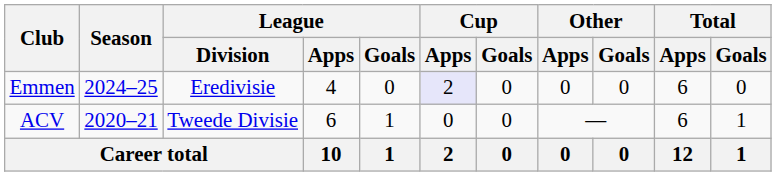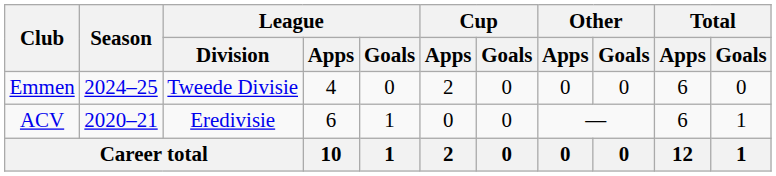(233, 87) Eredivisie -> (233, 87) Tweede Divisie
(448, 87) lavender background -> (448, 87) no background
(233, 120) Tweede Divisie -> (233, 120) Eredivisie
